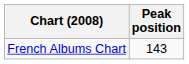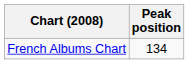(156, 48) 143 -> (156, 48) 134
